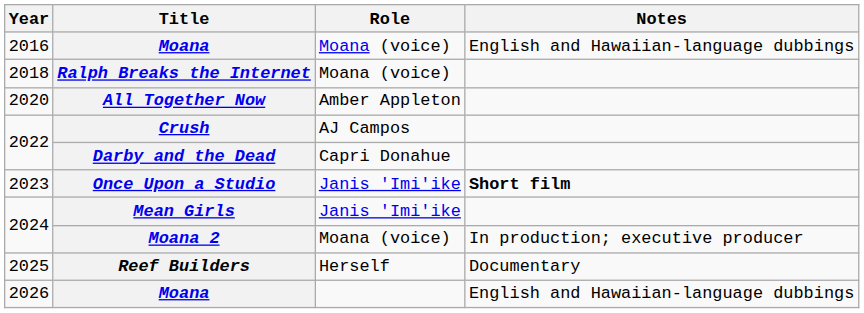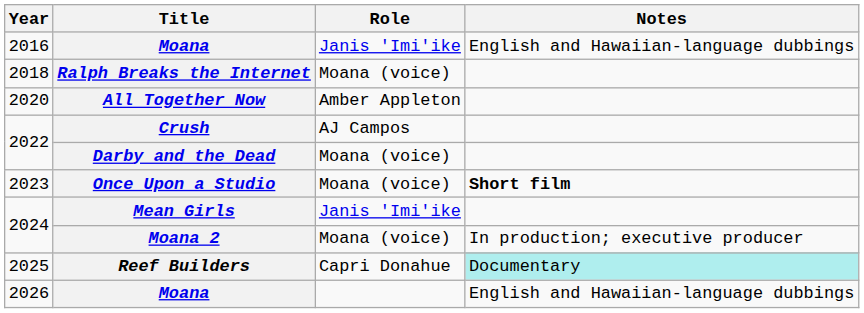(385, 46) Moana (voice) -> (390, 46) Janis 'Imi'ike
(385, 156) Capri Donahue -> (385, 156) Moana (voice)
(390, 184) Janis 'Imi'ike -> (385, 184) Moana (voice)
(354, 266) Herself -> (385, 266) Capri Donahue
(525, 266) no background -> (525, 266) paleturquoise background
